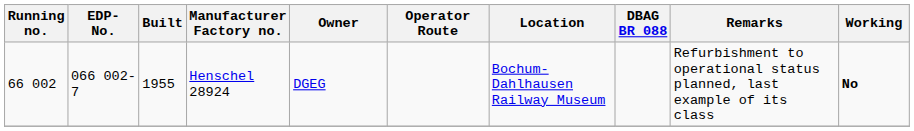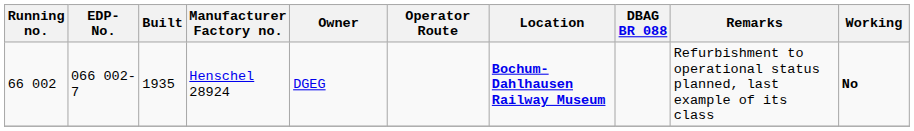(159, 84) 1955 -> (159, 84) 1935
(549, 84) normal -> (549, 84) bold
